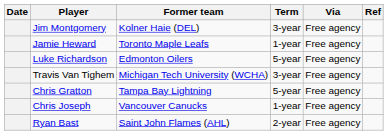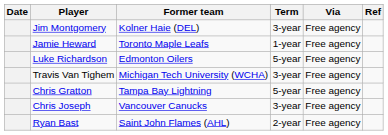(287, 106) 1-year -> (287, 106) 3-year
